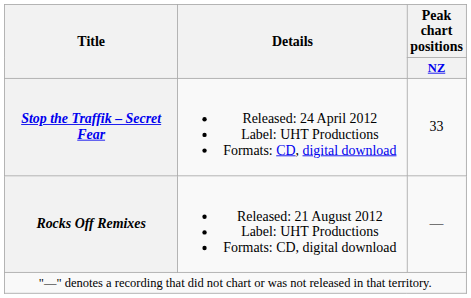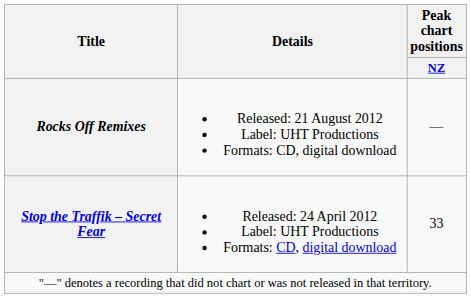rows swapped: (91, 127) <-> (91, 223)
